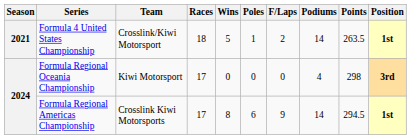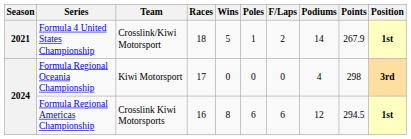(354, 39) 263.5 -> (354, 39) 267.9
(201, 115) 17 -> (201, 115) 16
(283, 115) 9 -> (283, 115) 6
(319, 115) 14 -> (319, 115) 12
